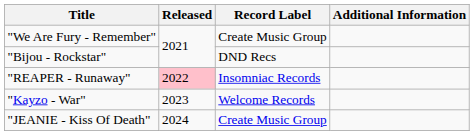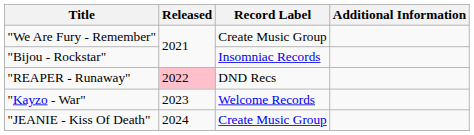(247, 57) DND Recs -> (269, 57) Insomniac Records
(269, 78) Insomniac Records -> (247, 78) DND Recs
